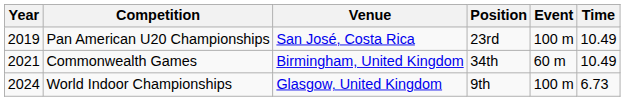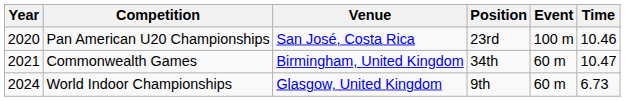(24, 38) 2019 -> (24, 38) 2020
(598, 38) 10.49 -> (598, 38) 10.46
(598, 61) 10.49 -> (598, 61) 10.47
(554, 84) 100 m -> (550, 84) 60 m
